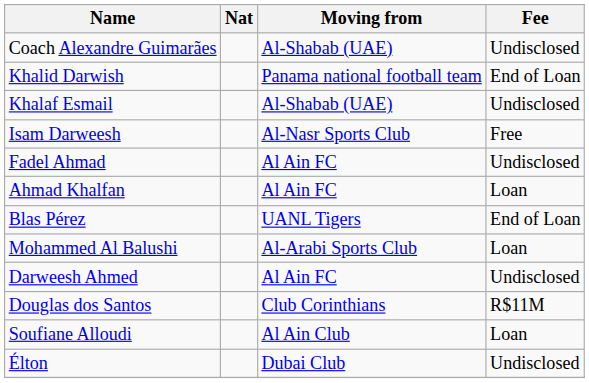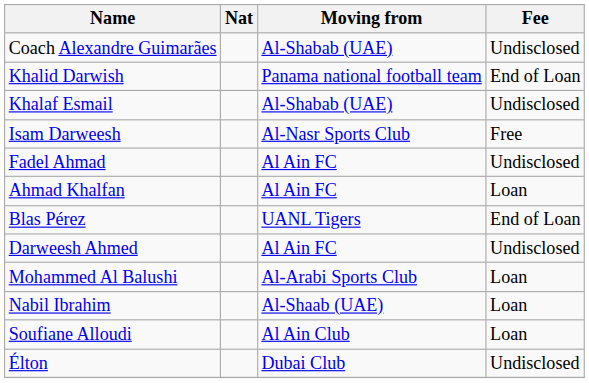rows swapped: (93, 248) <-> (73, 276)
- row: (80, 305)
+ row: (60, 305)
